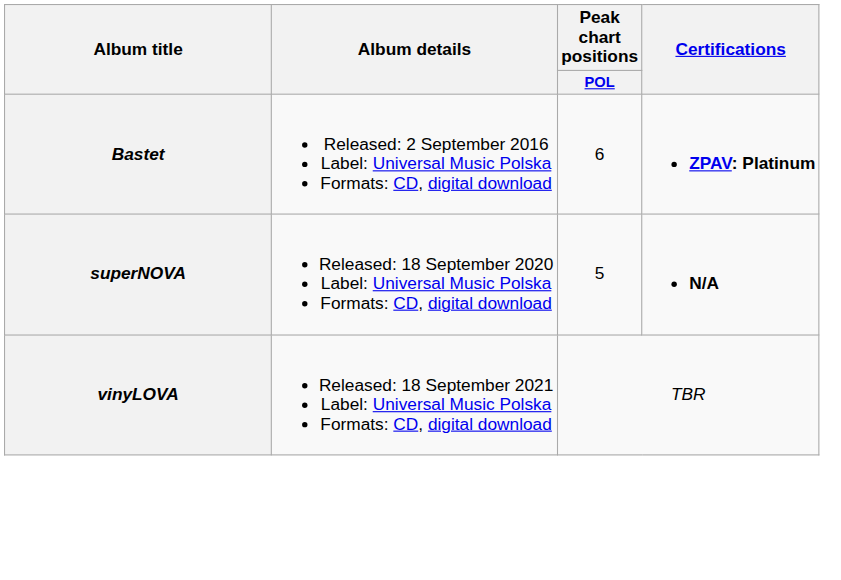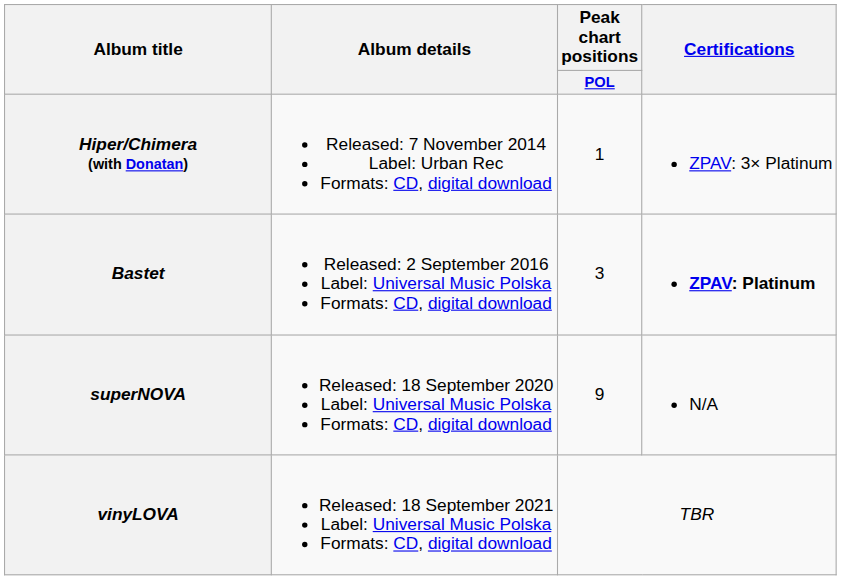+ row: (138, 154)
(600, 154) 6 -> (600, 274) 3
(600, 274) 5 -> (600, 394) 9
(731, 284) bold -> (739, 404) normal
